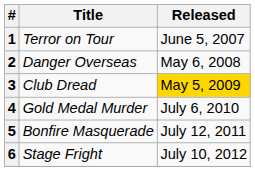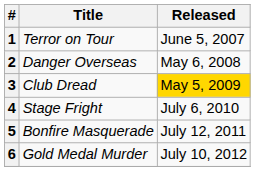(85, 108) Gold Medal Murder -> (62, 108) Stage Fright
(62, 154) Stage Fright -> (85, 154) Gold Medal Murder
